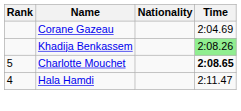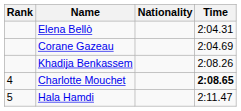+ row: (65, 30)
(215, 47) lightgreen background -> (215, 64) no background
(10, 64) 5 -> (10, 81) 4
(10, 81) 4 -> (10, 98) 5
